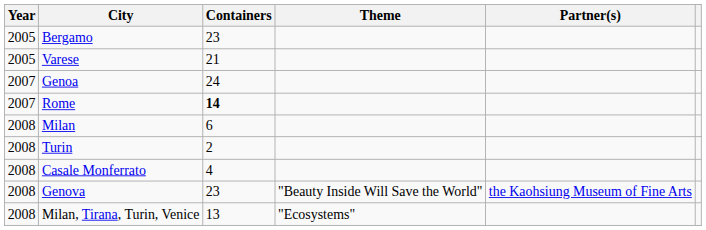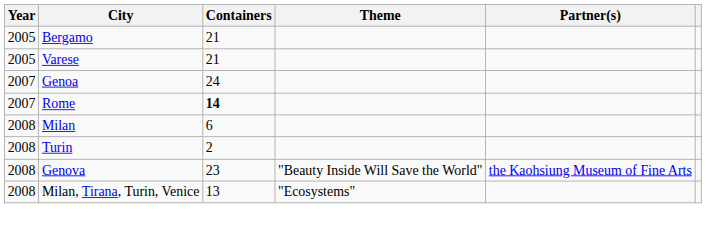(213, 37) 23 -> (213, 37) 21
- row: (94, 170)
